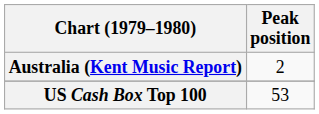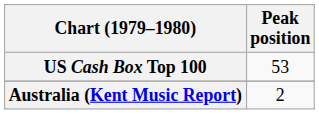rows swapped: (125, 66) <-> (125, 94)
